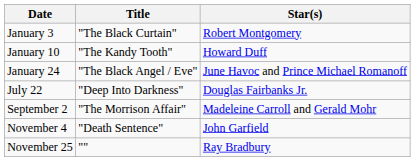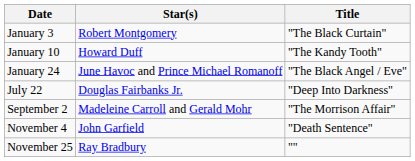columns swapped: (138, 14) <-> (305, 14)
